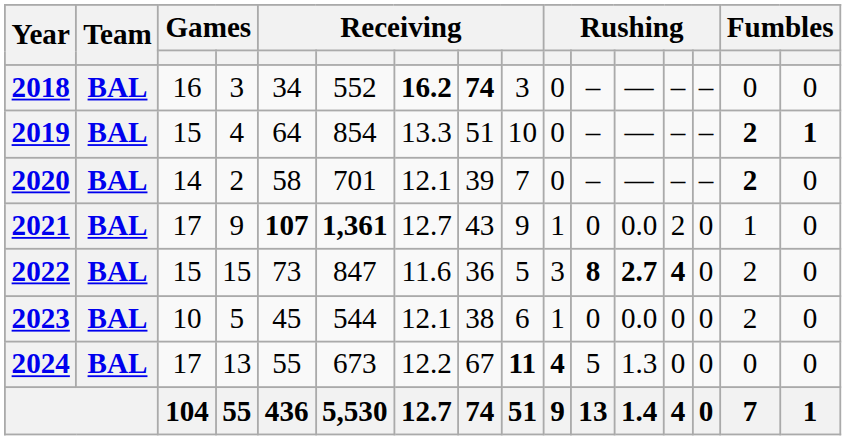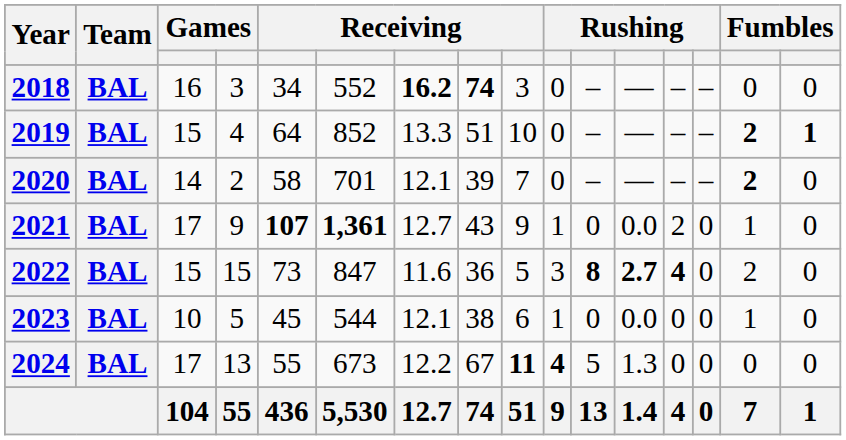(355, 133) 854 -> (355, 133) 852
(750, 318) 2 -> (750, 318) 1
